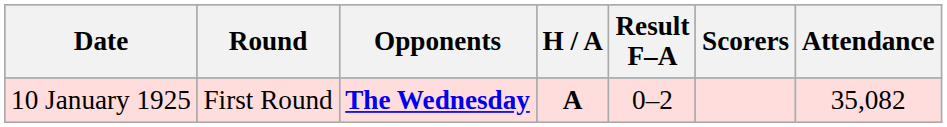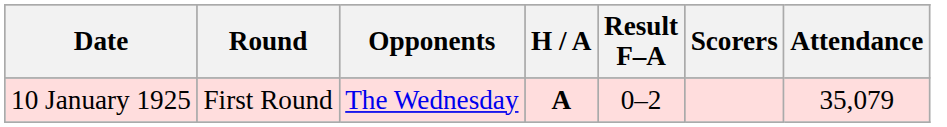(438, 99) bold -> (432, 99) normal
(868, 99) 35,082 -> (857, 99) 35,079
